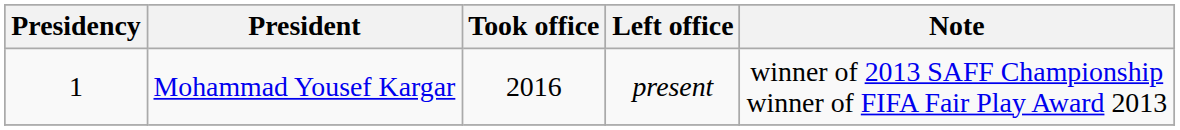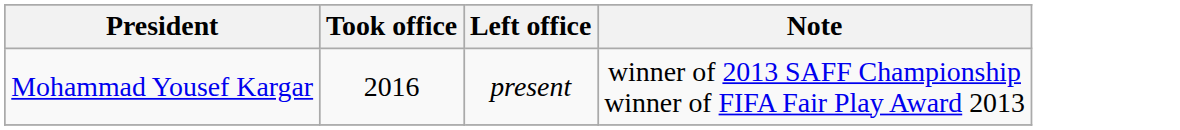- column: (76, 26)
